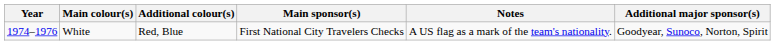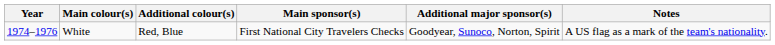columns swapped: (692, 13) <-> (510, 13)
